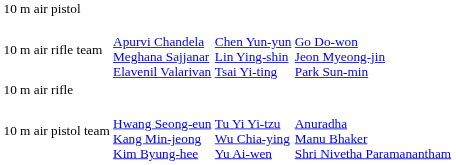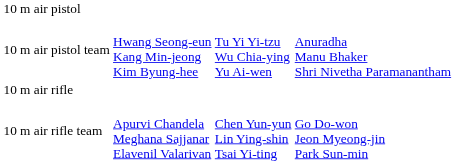rows swapped: (57, 131) <-> (53, 49)
